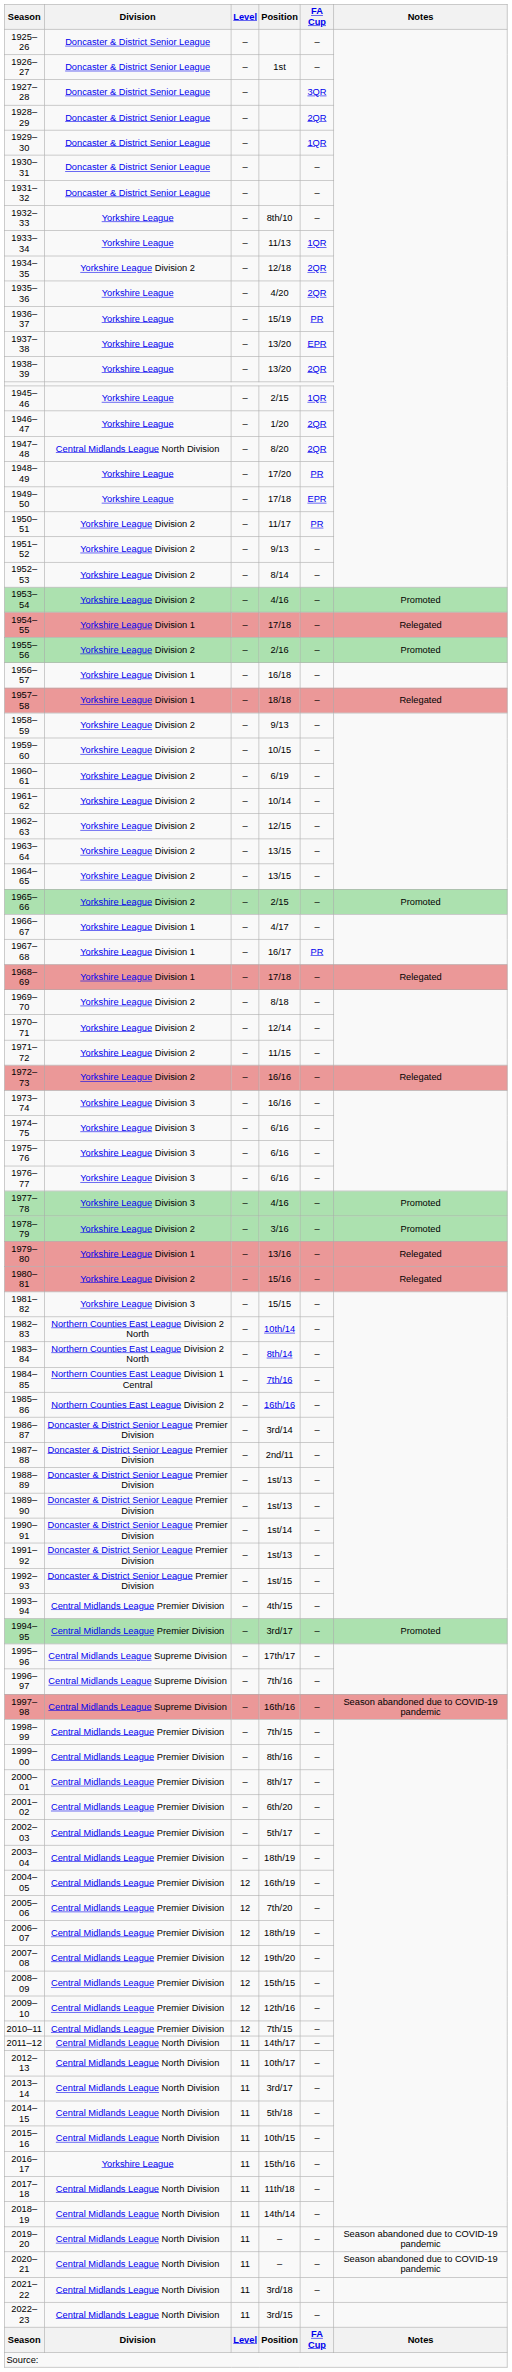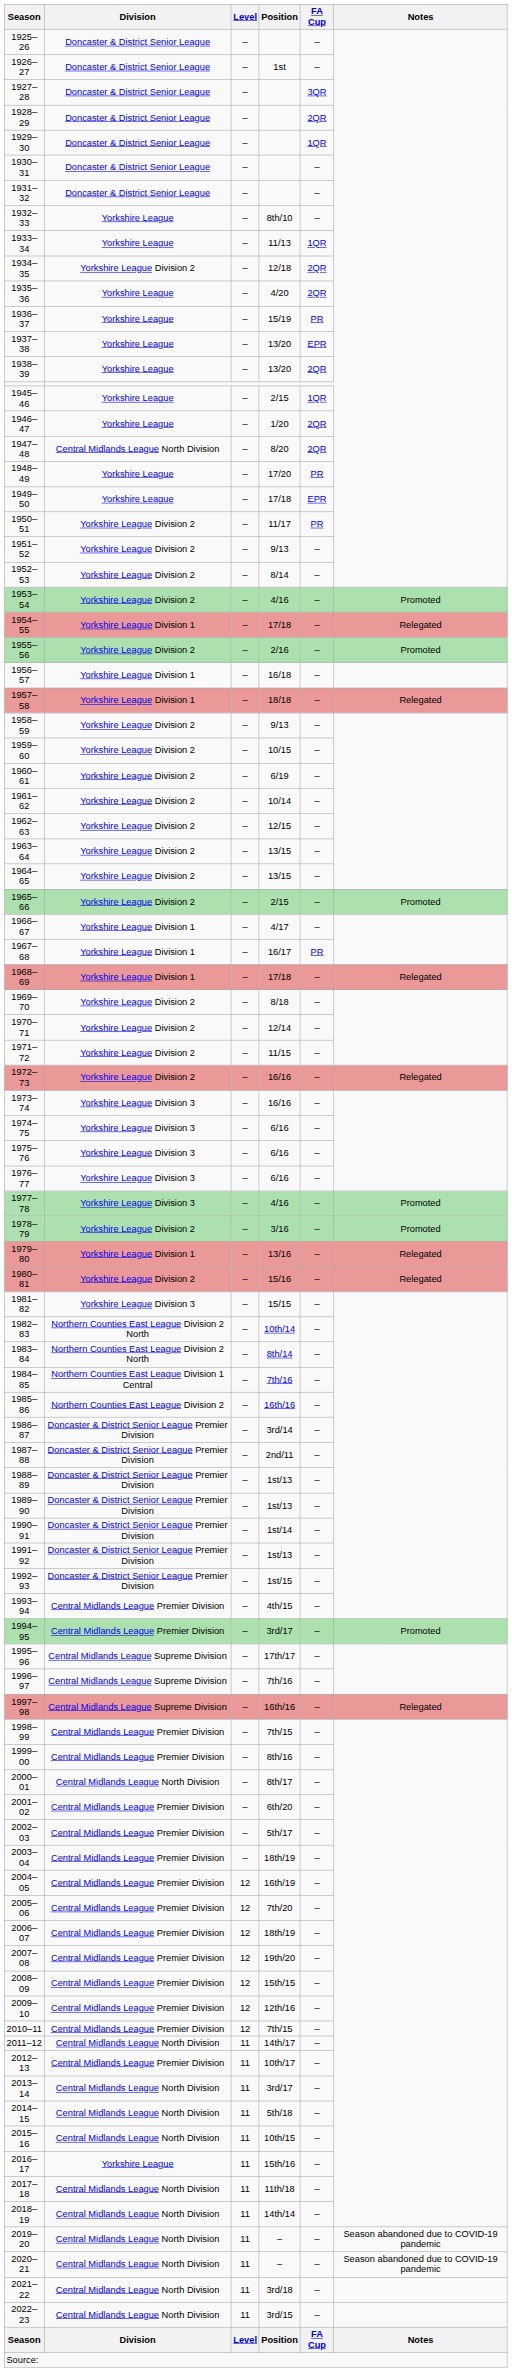(421, 1706) Season abandoned due to COVID-19 pandemic -> (421, 1706) Relegated
(138, 1782) Central Midlands League Premier Division -> (138, 1782) Central Midlands League North Division
(138, 2063) Central Midlands League North Division -> (138, 2063) Central Midlands League Premier Division
